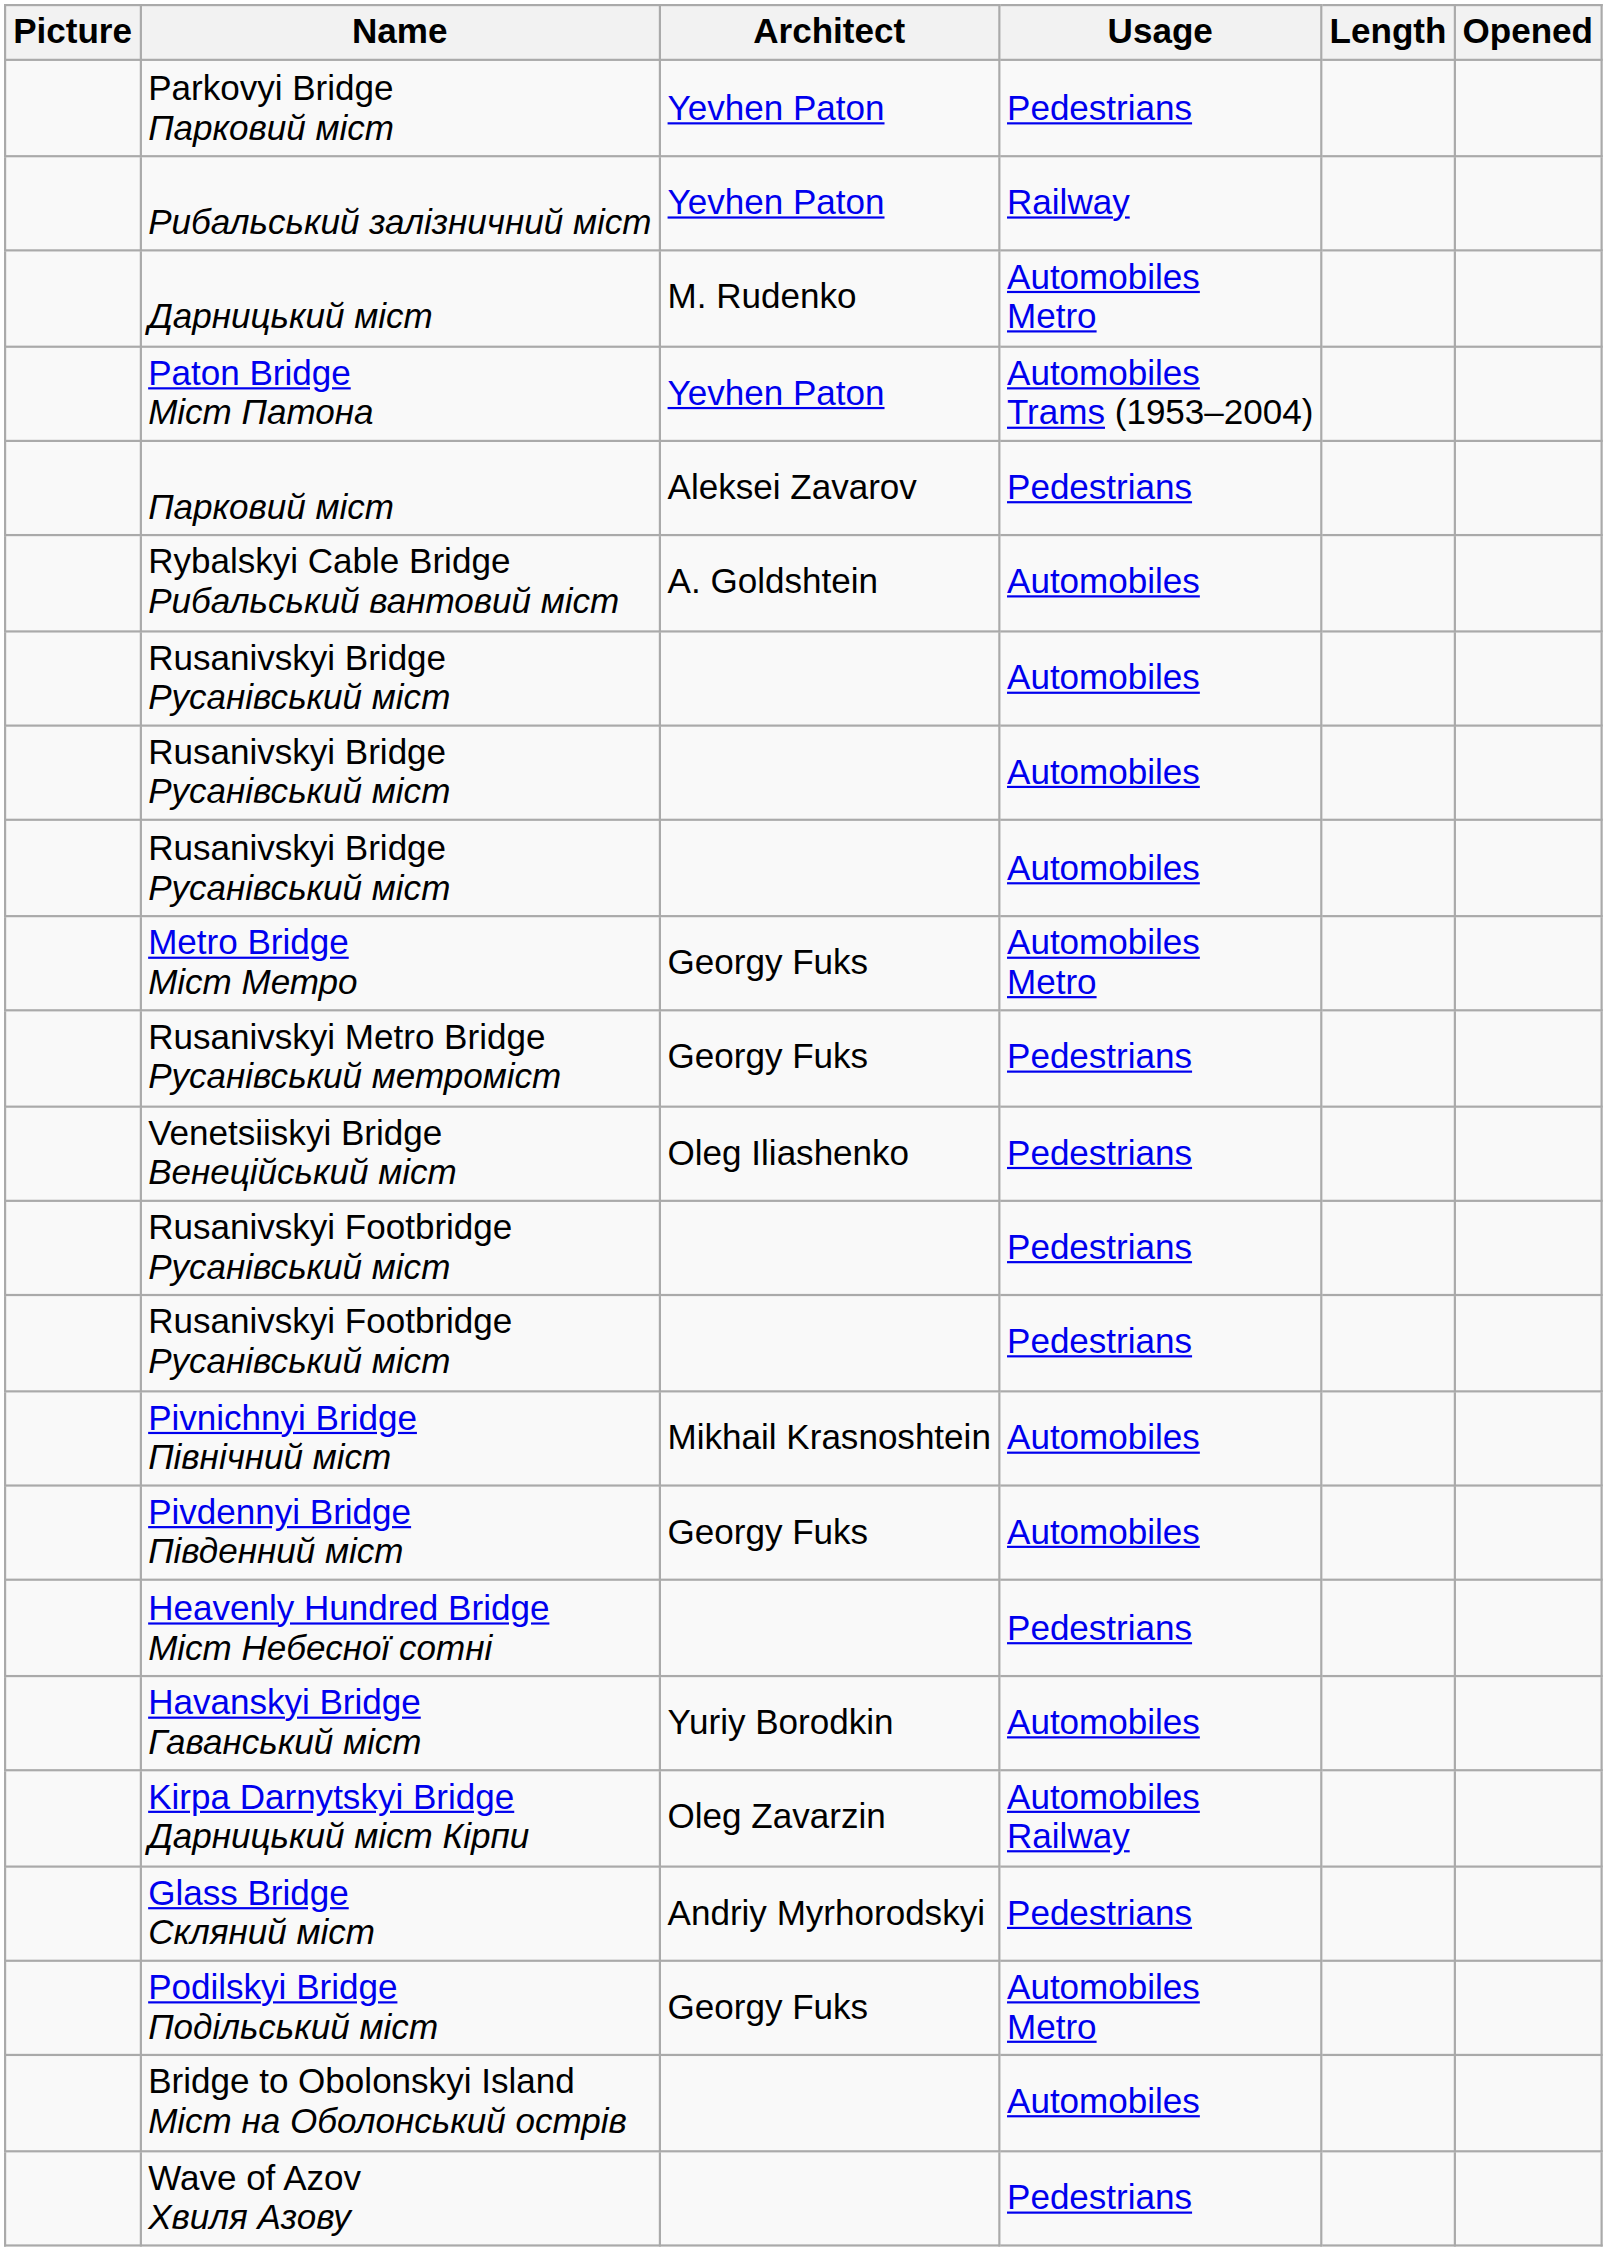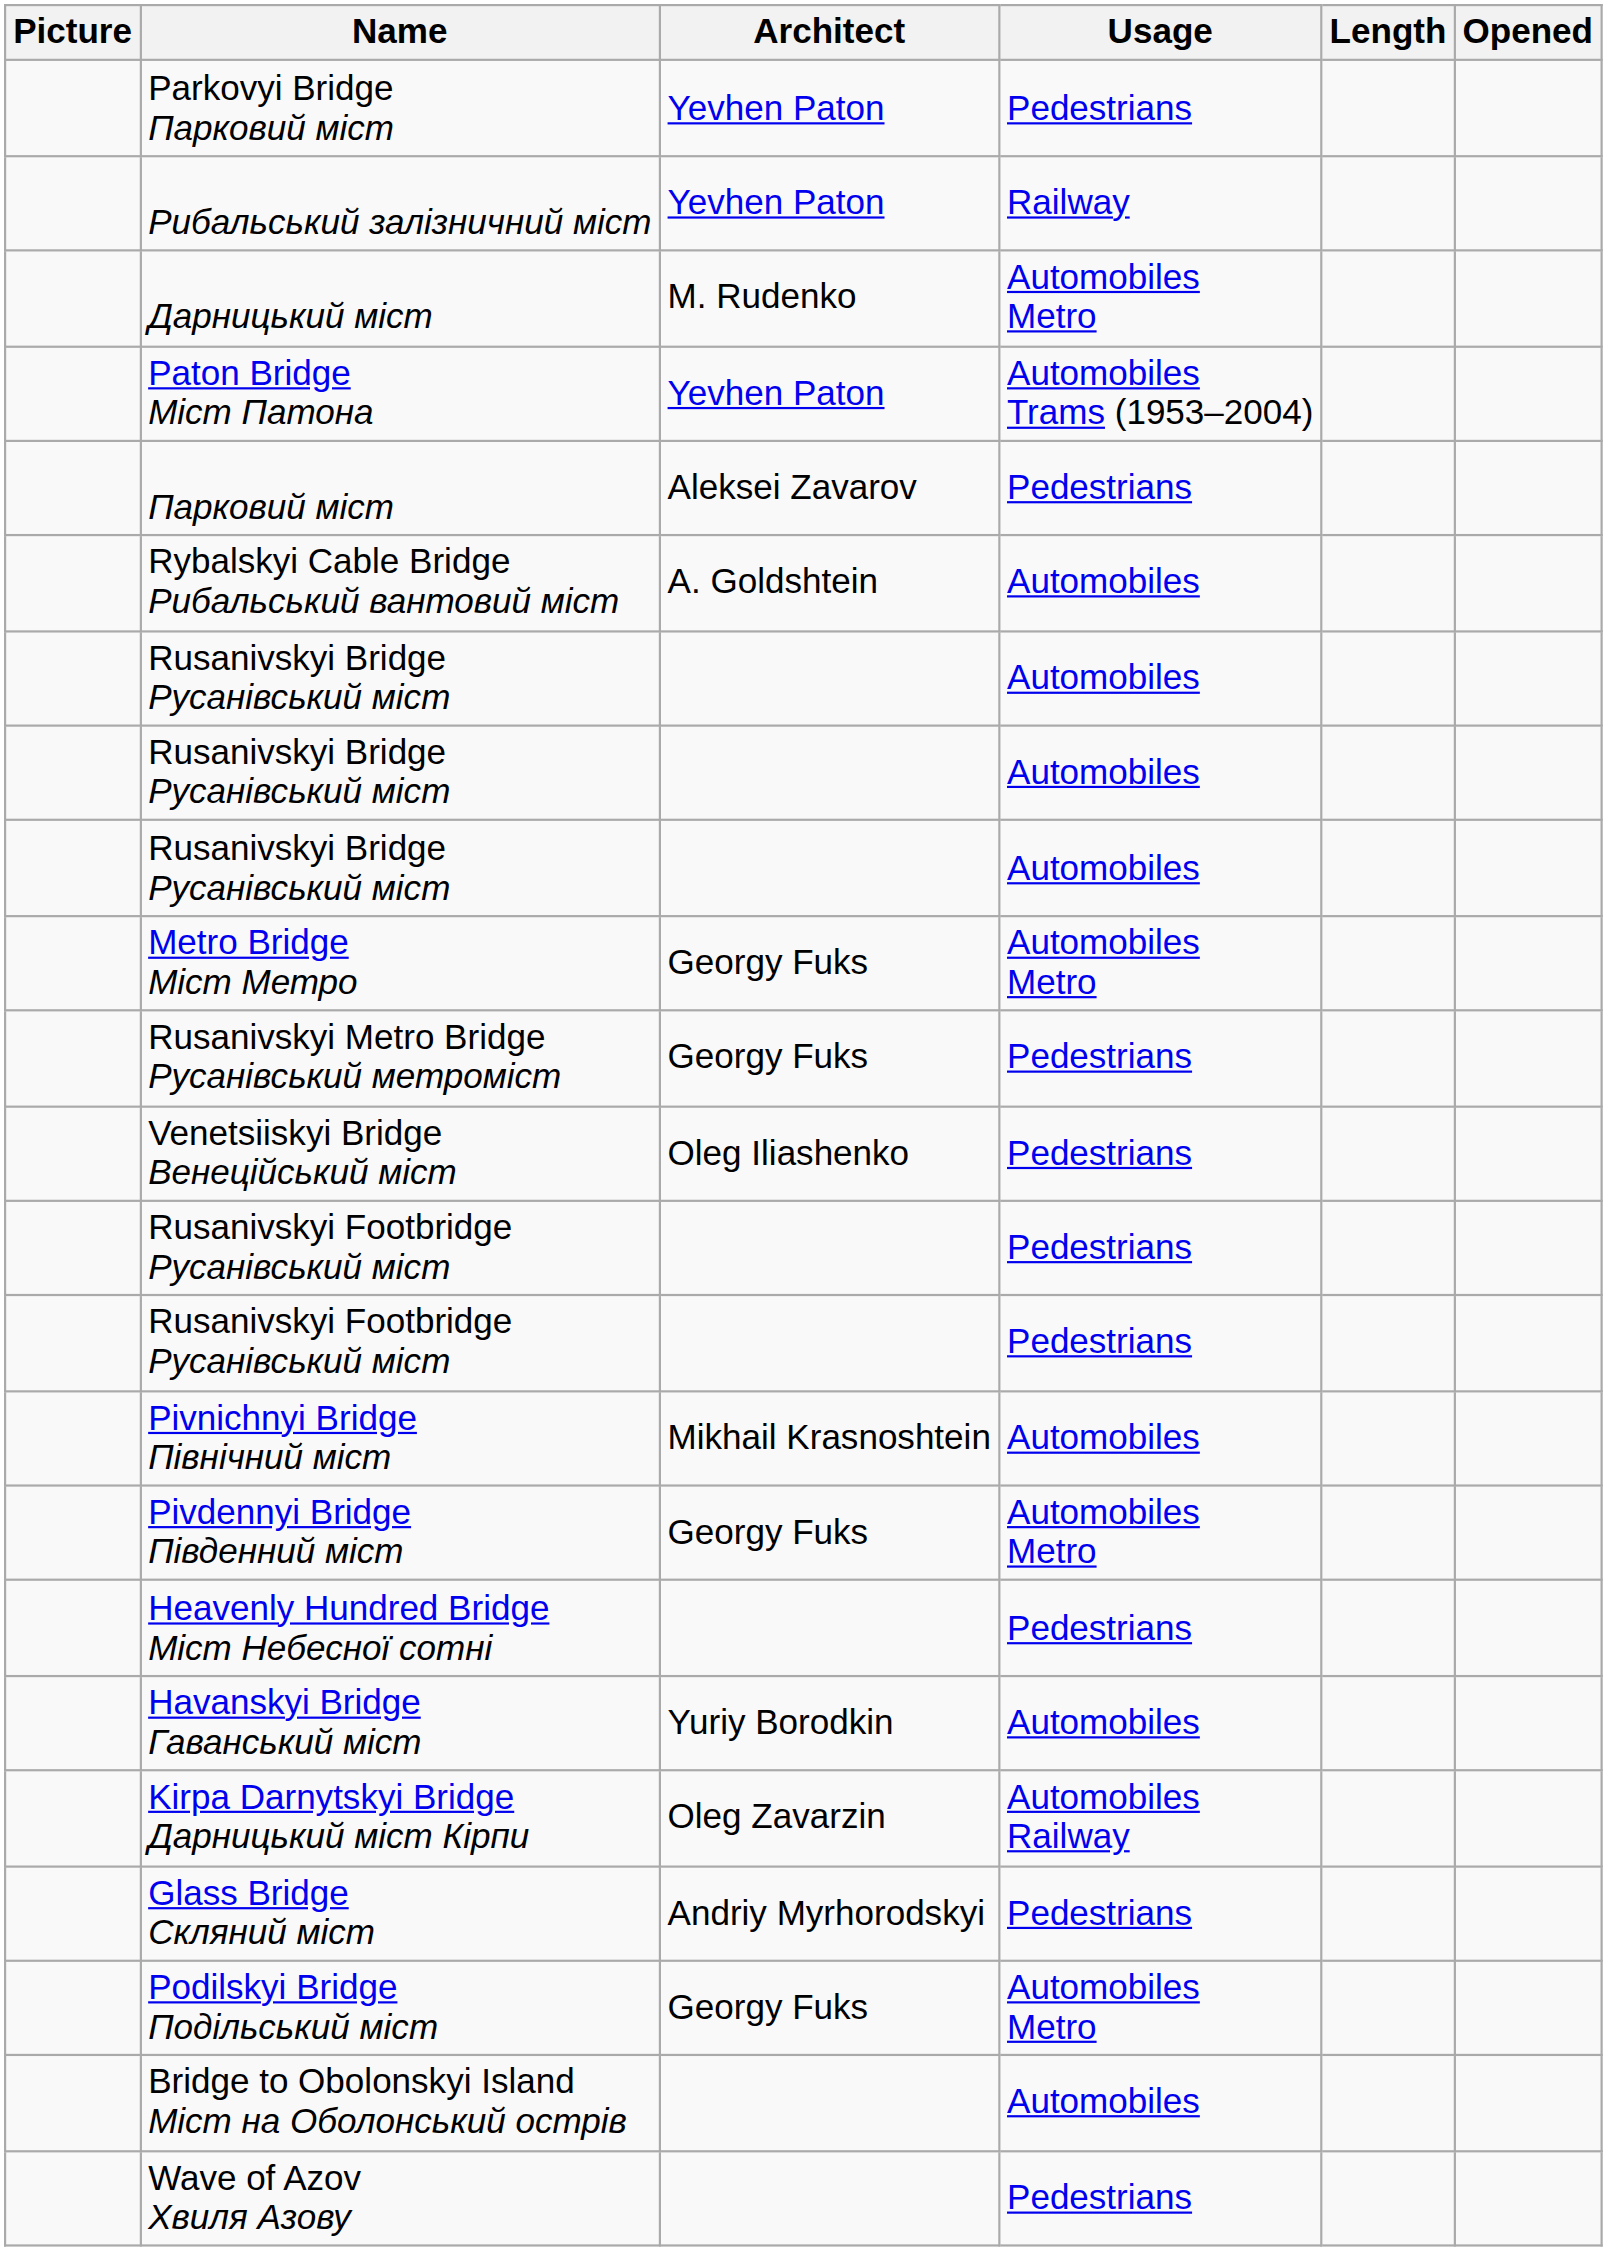(1103, 1532) Automobiles -> (1103, 1532) Automobiles Metro
